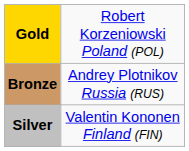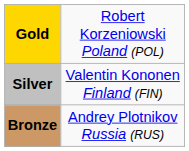rows swapped: (32, 125) <-> (32, 83)
